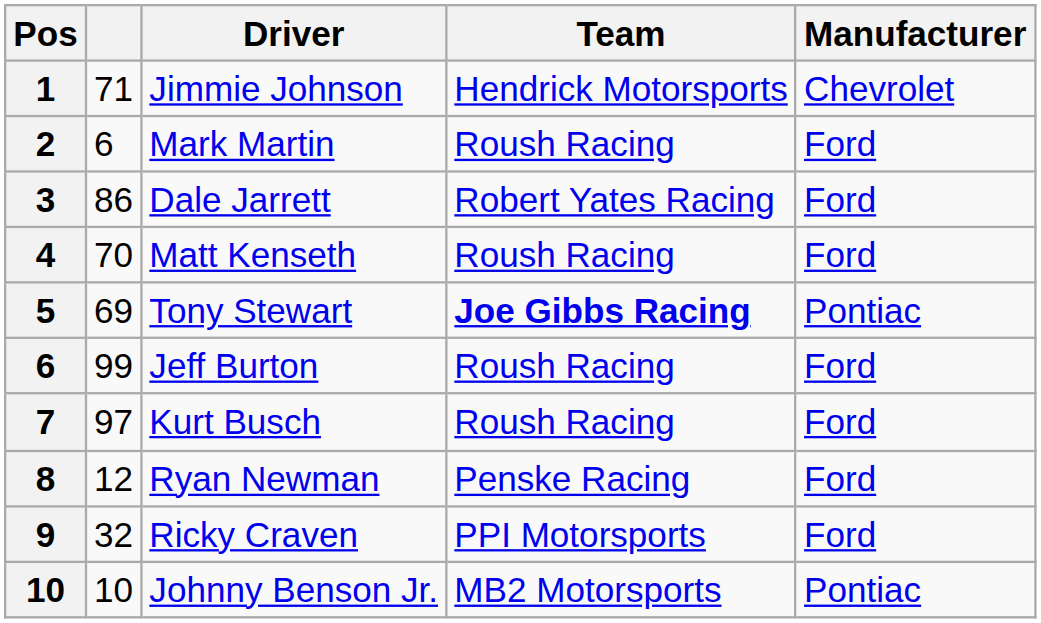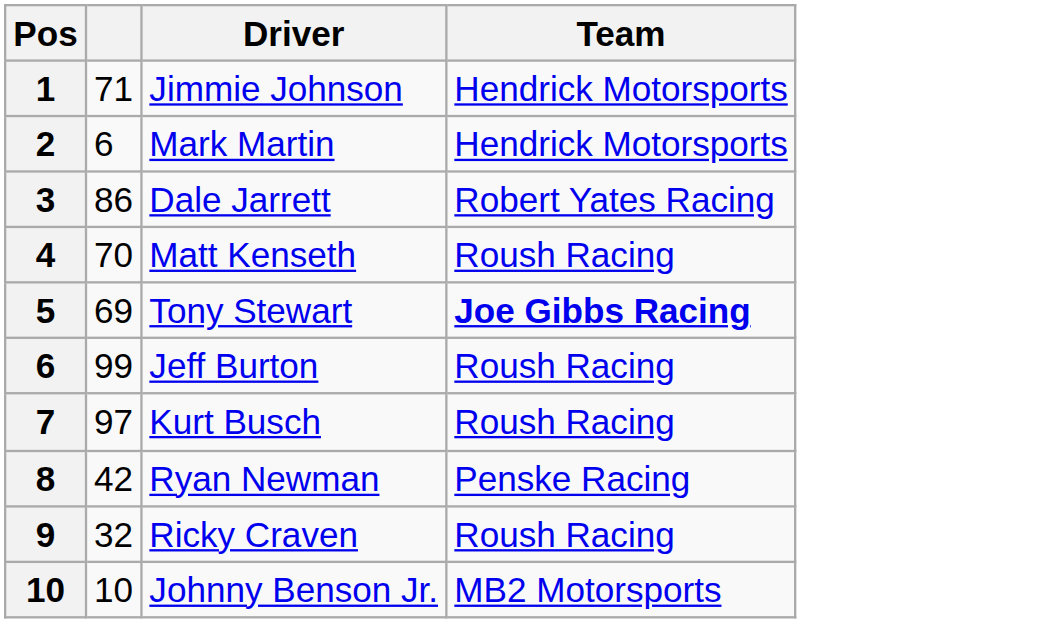- column: (915, 33)
(565, 144) Roush Racing -> (621, 144) Hendrick Motorsports
(114, 478) 12 -> (114, 478) 42
(580, 533) PPI Motorsports -> (565, 533) Roush Racing
